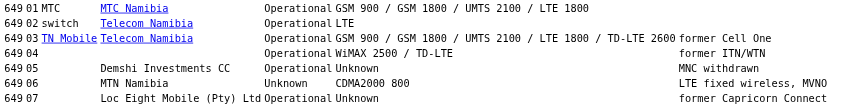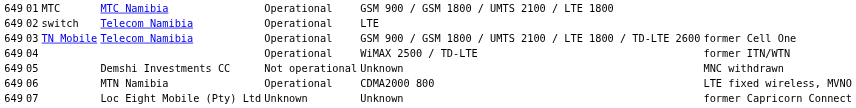(298, 68) Operational -> (311, 68) Not operational
(286, 83) Unknown -> (298, 83) Operational
(298, 98) Operational -> (286, 98) Unknown
